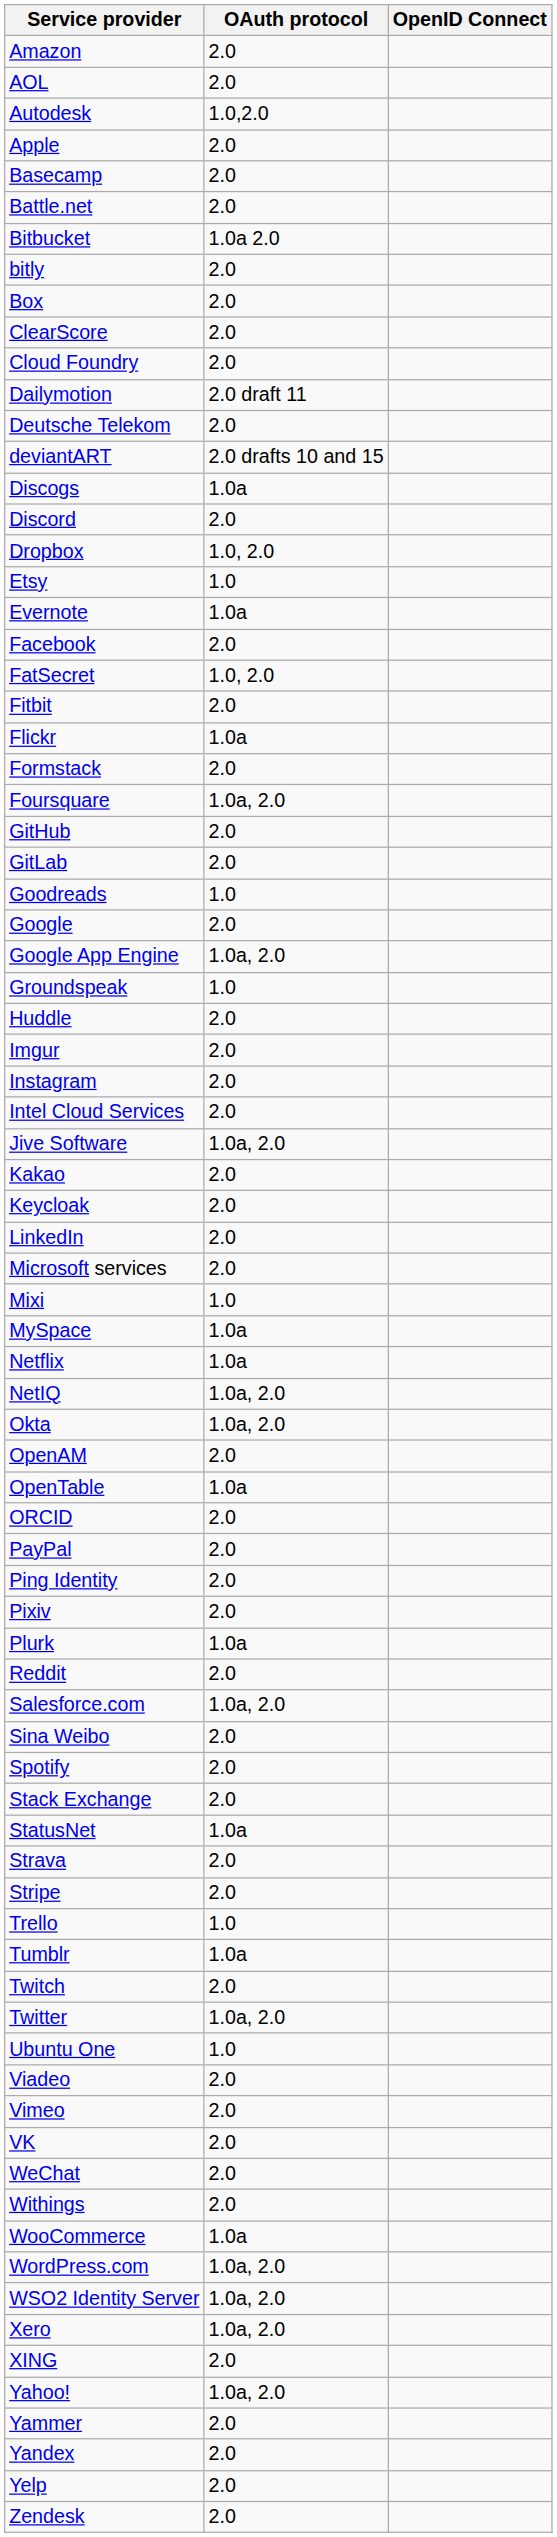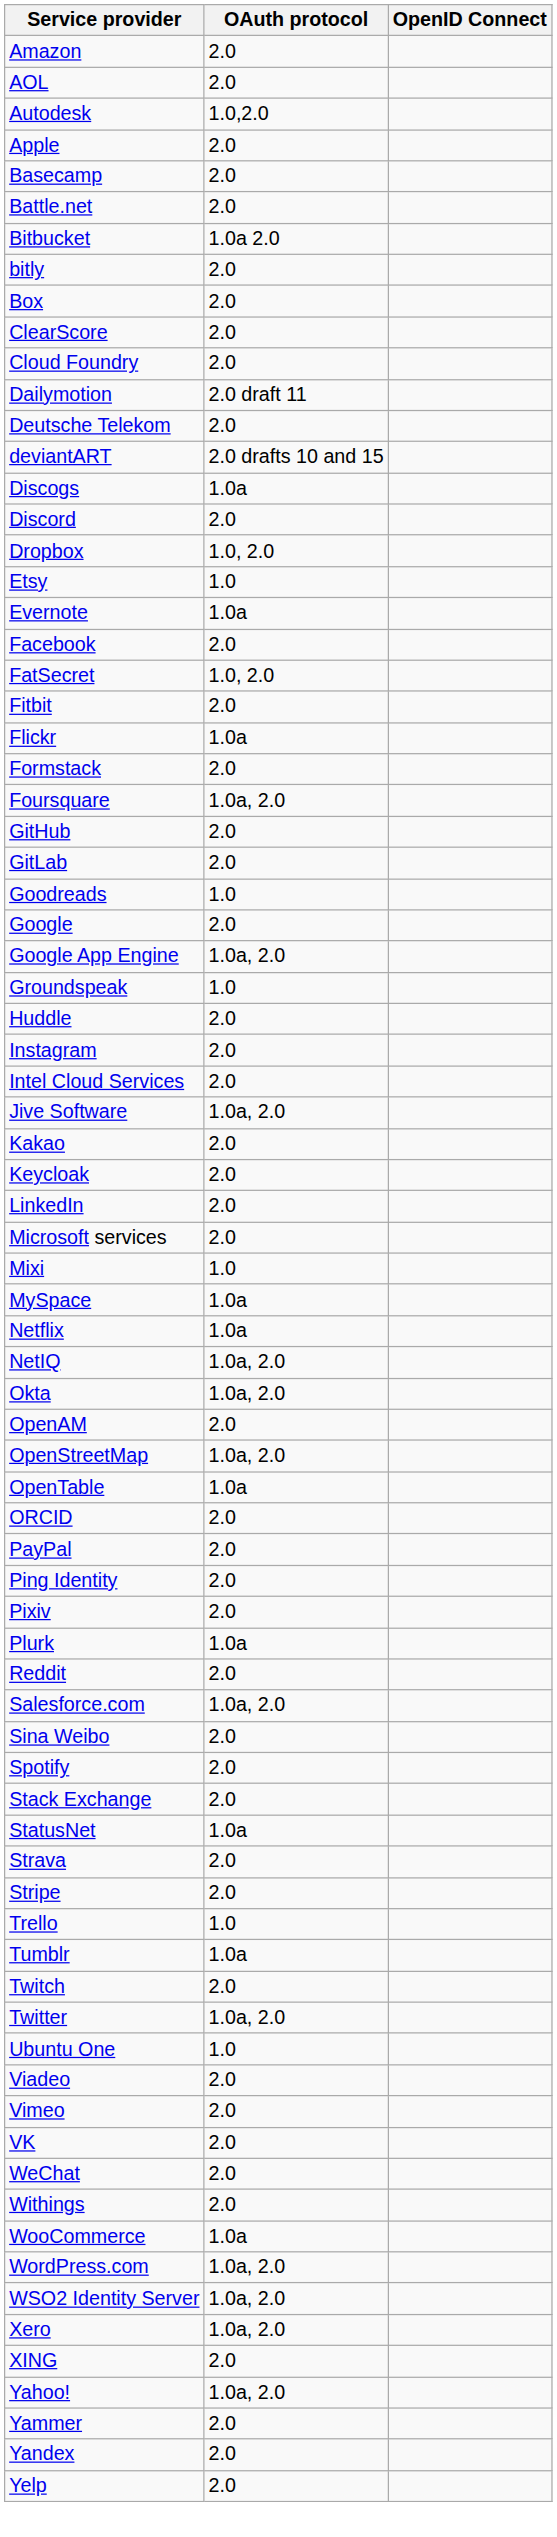- row: (34, 1050)
+ row: (79, 1455)
- row: (47, 2517)
